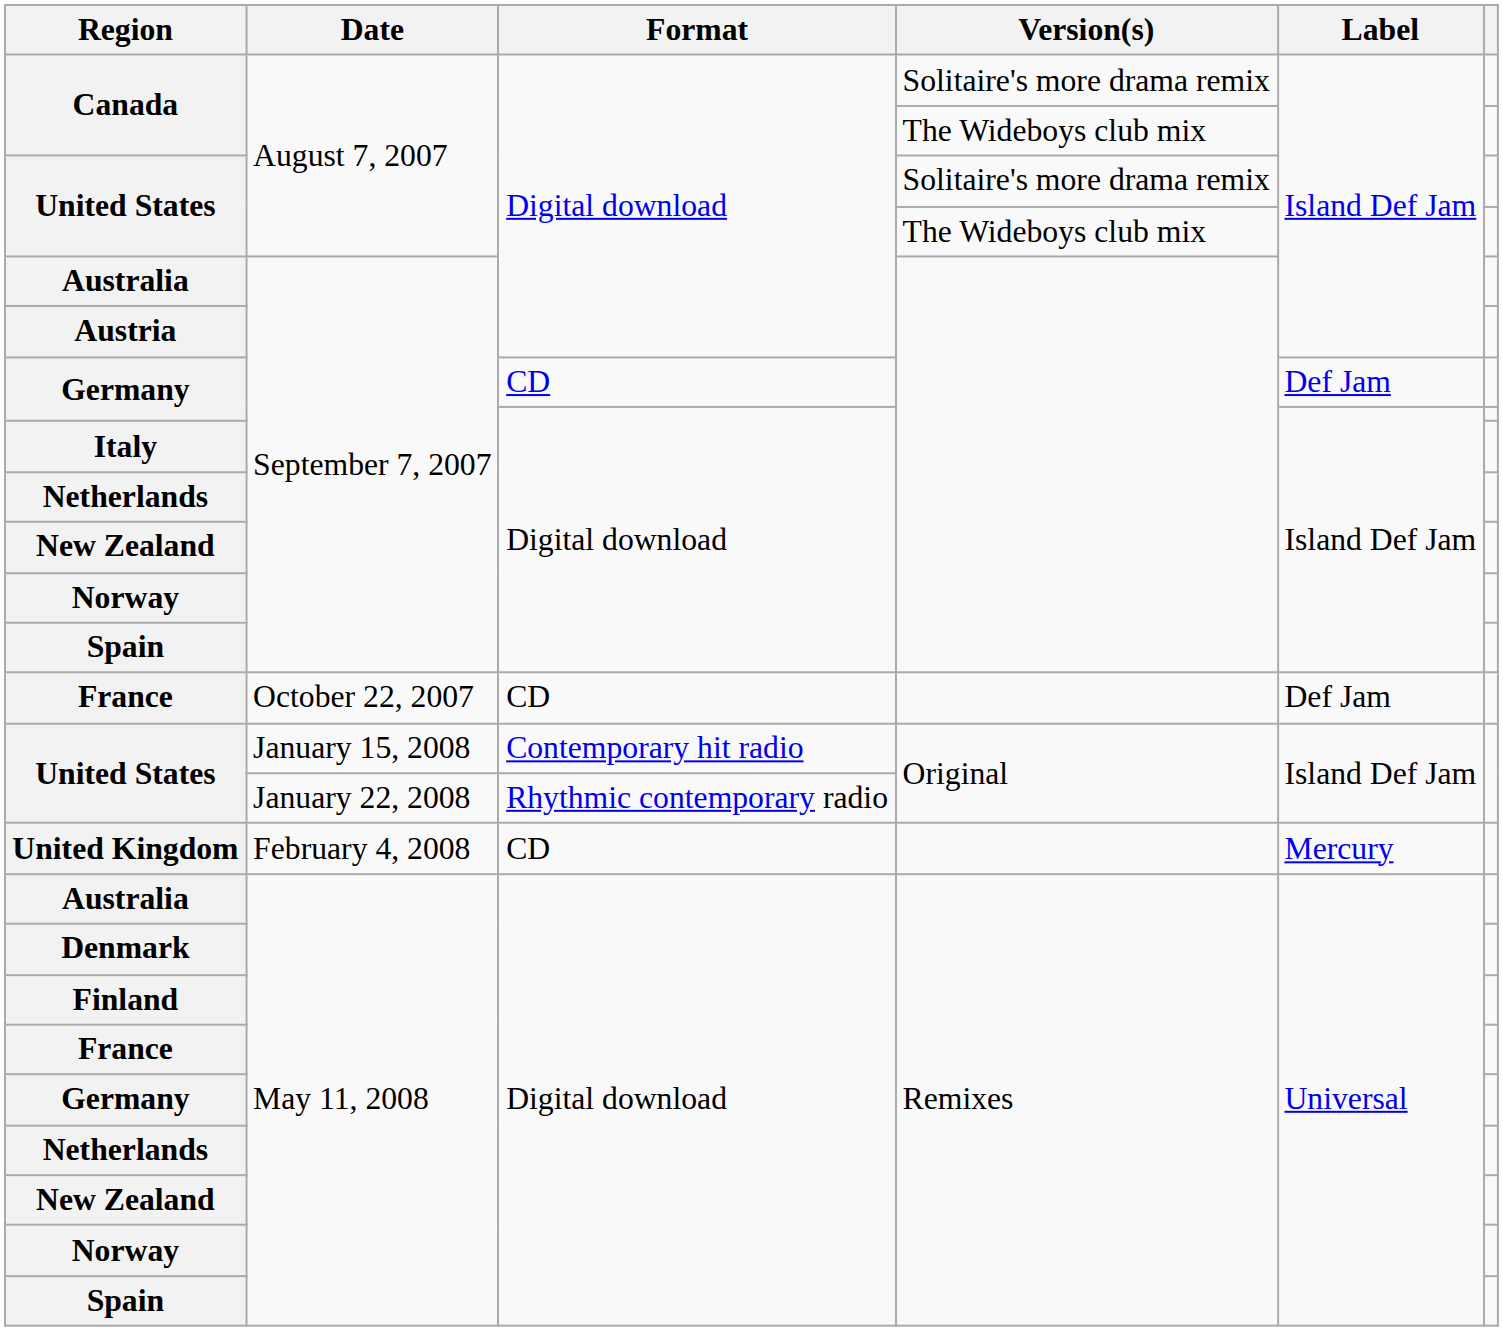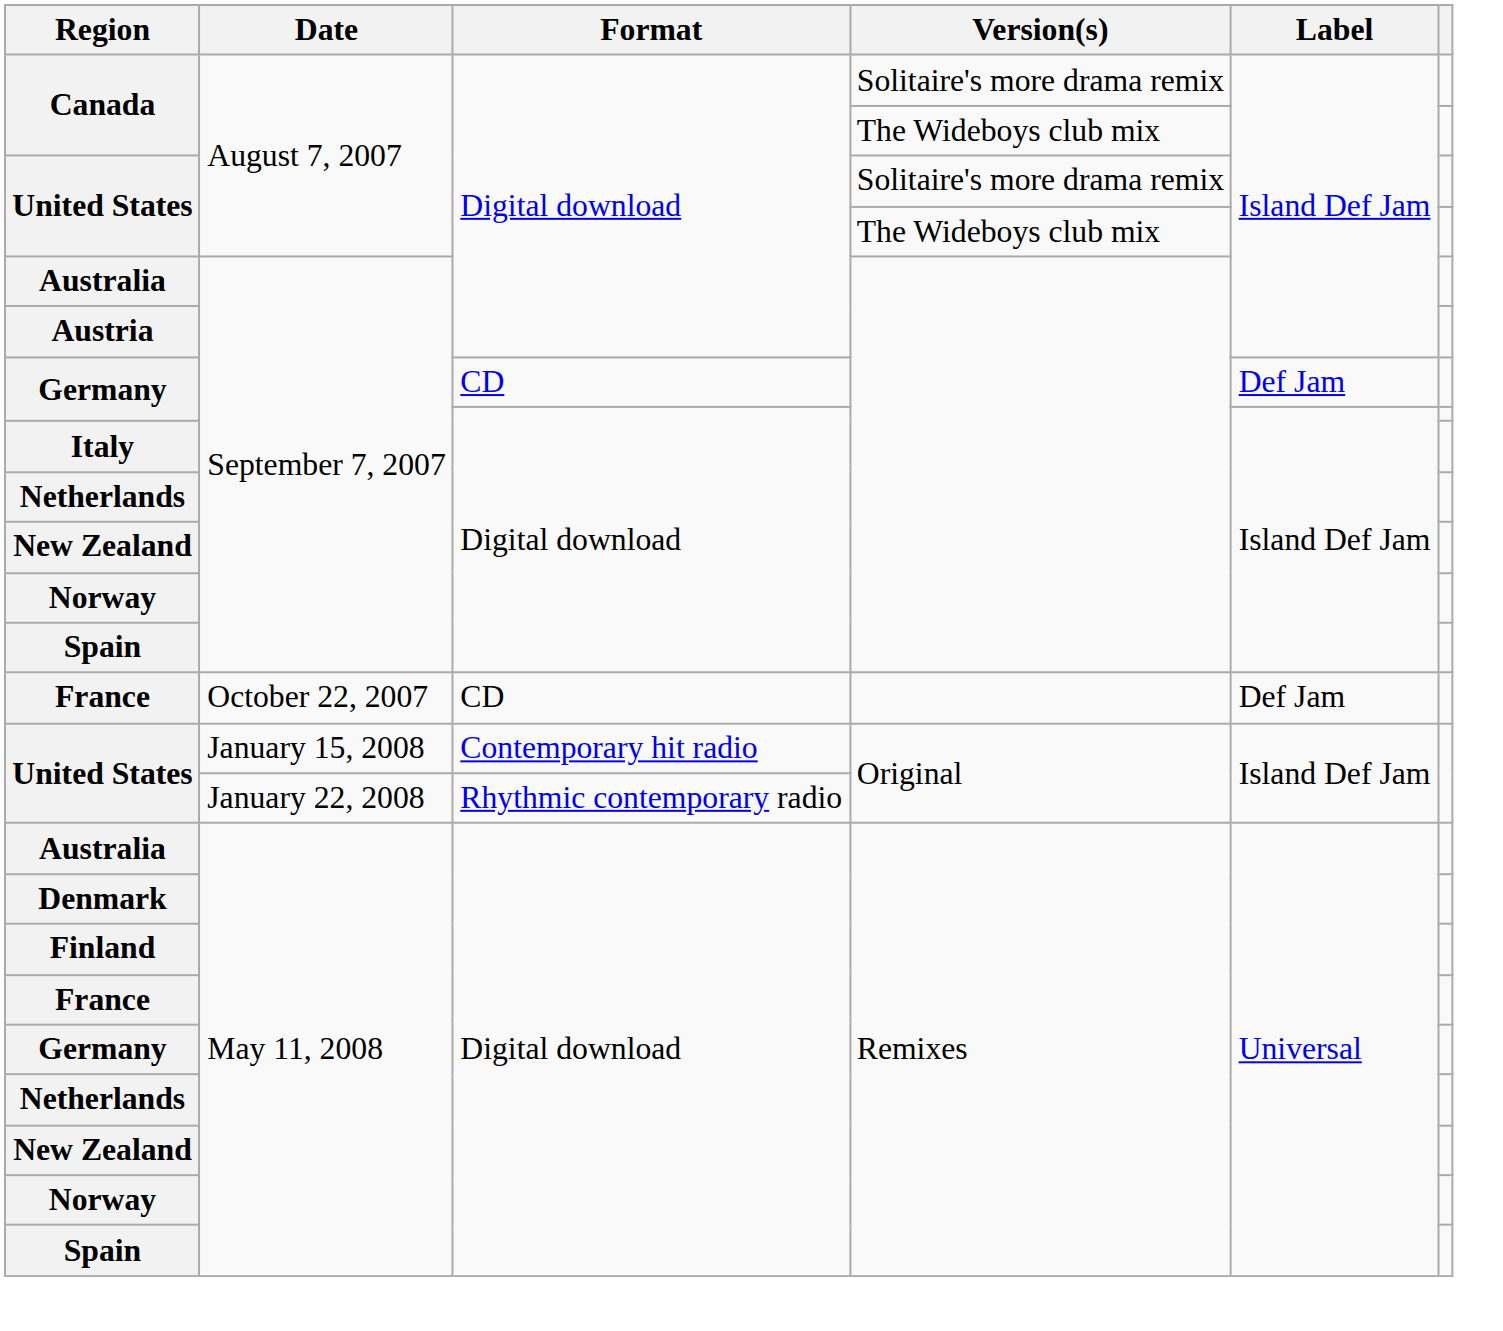- row: (125, 848)
